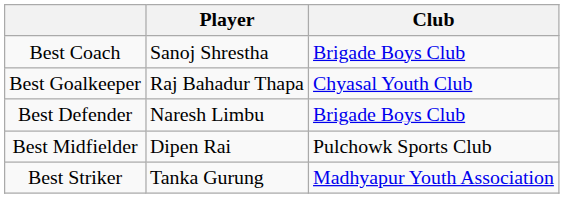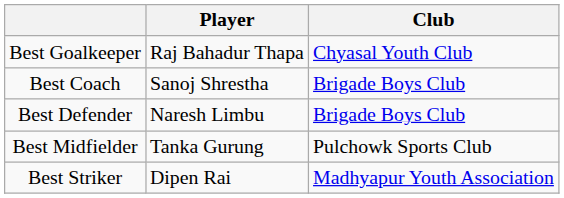rows swapped: (75, 51) <-> (75, 83)
(191, 146) Dipen Rai -> (207, 146) Tanka Gurung
(207, 177) Tanka Gurung -> (191, 177) Dipen Rai
